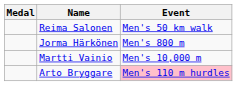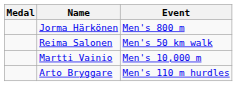rows swapped: (76, 27) <-> (79, 42)
(176, 73) pink background -> (176, 73) no background
